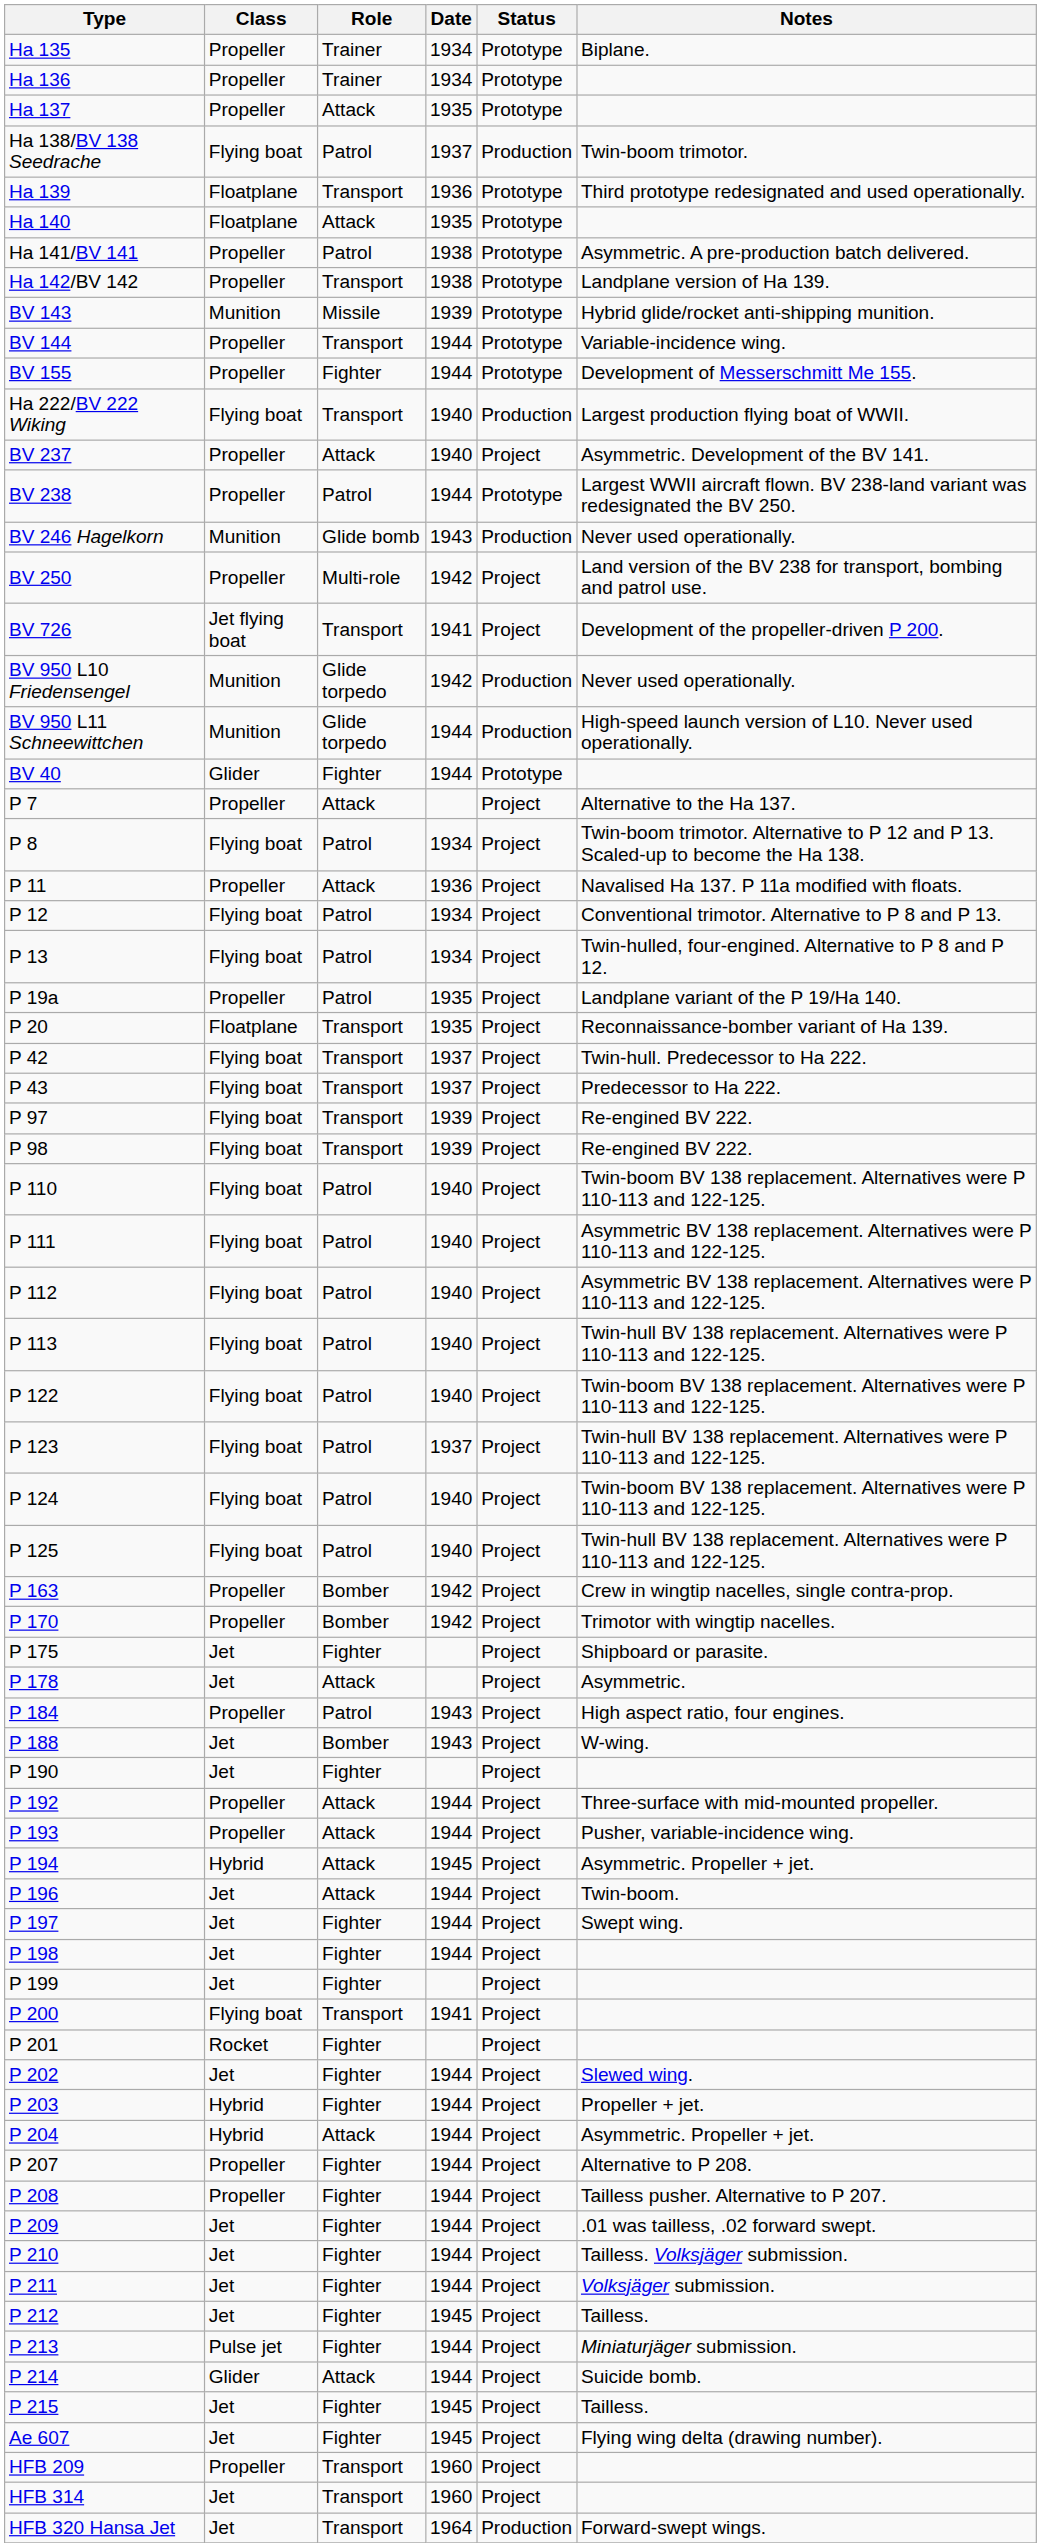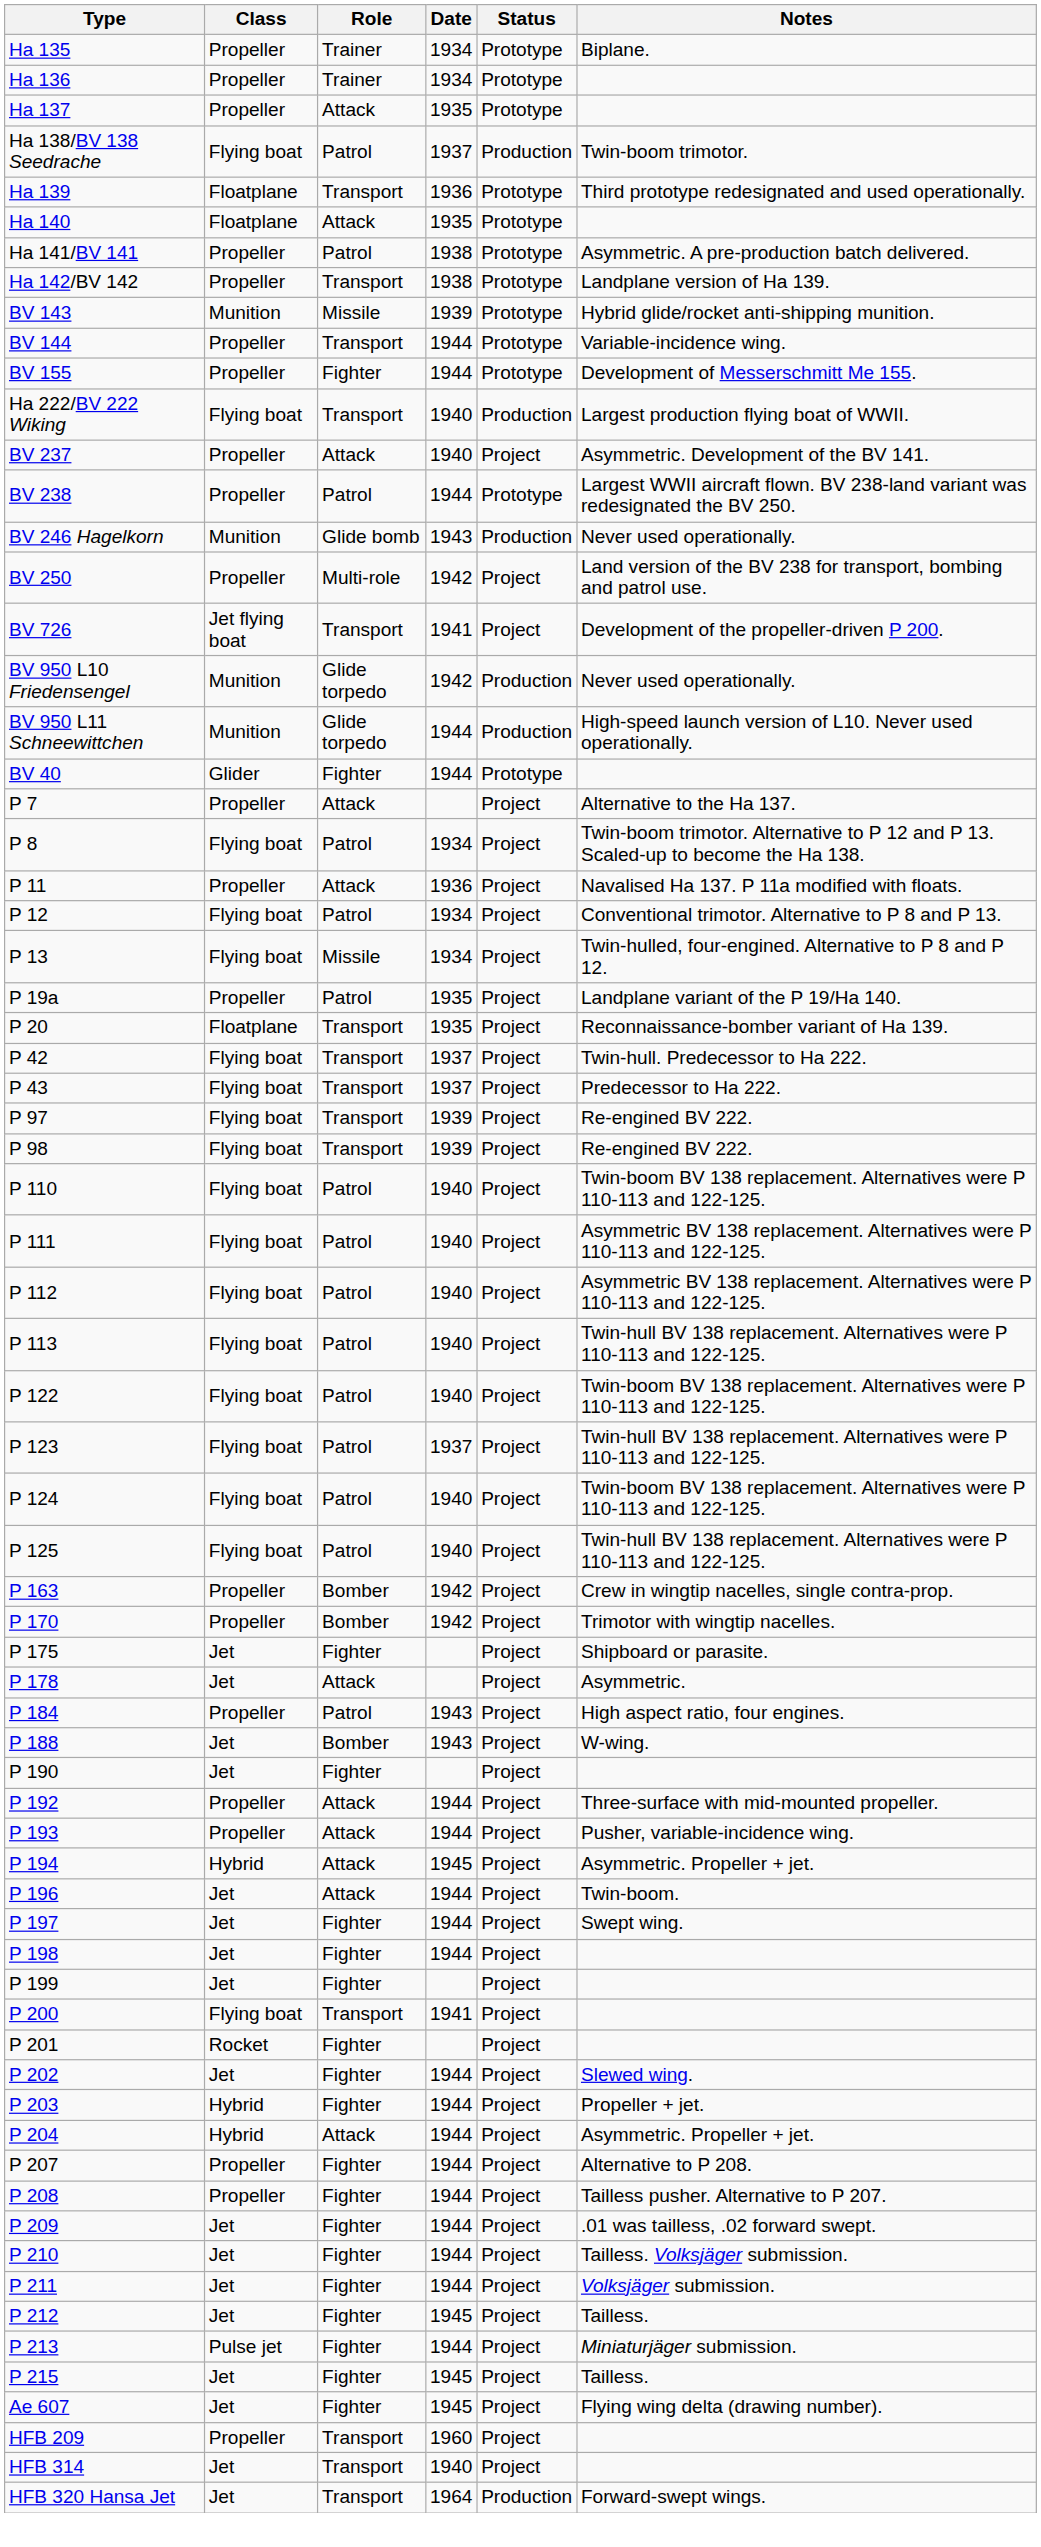(347, 956) Patrol -> (351, 956) Missile
- row: (34, 2376)
(451, 2497) 1960 -> (451, 2467) 1940
